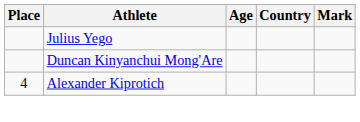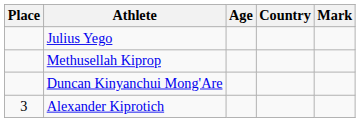+ row: (104, 60)
(24, 83) 4 -> (24, 106) 3
